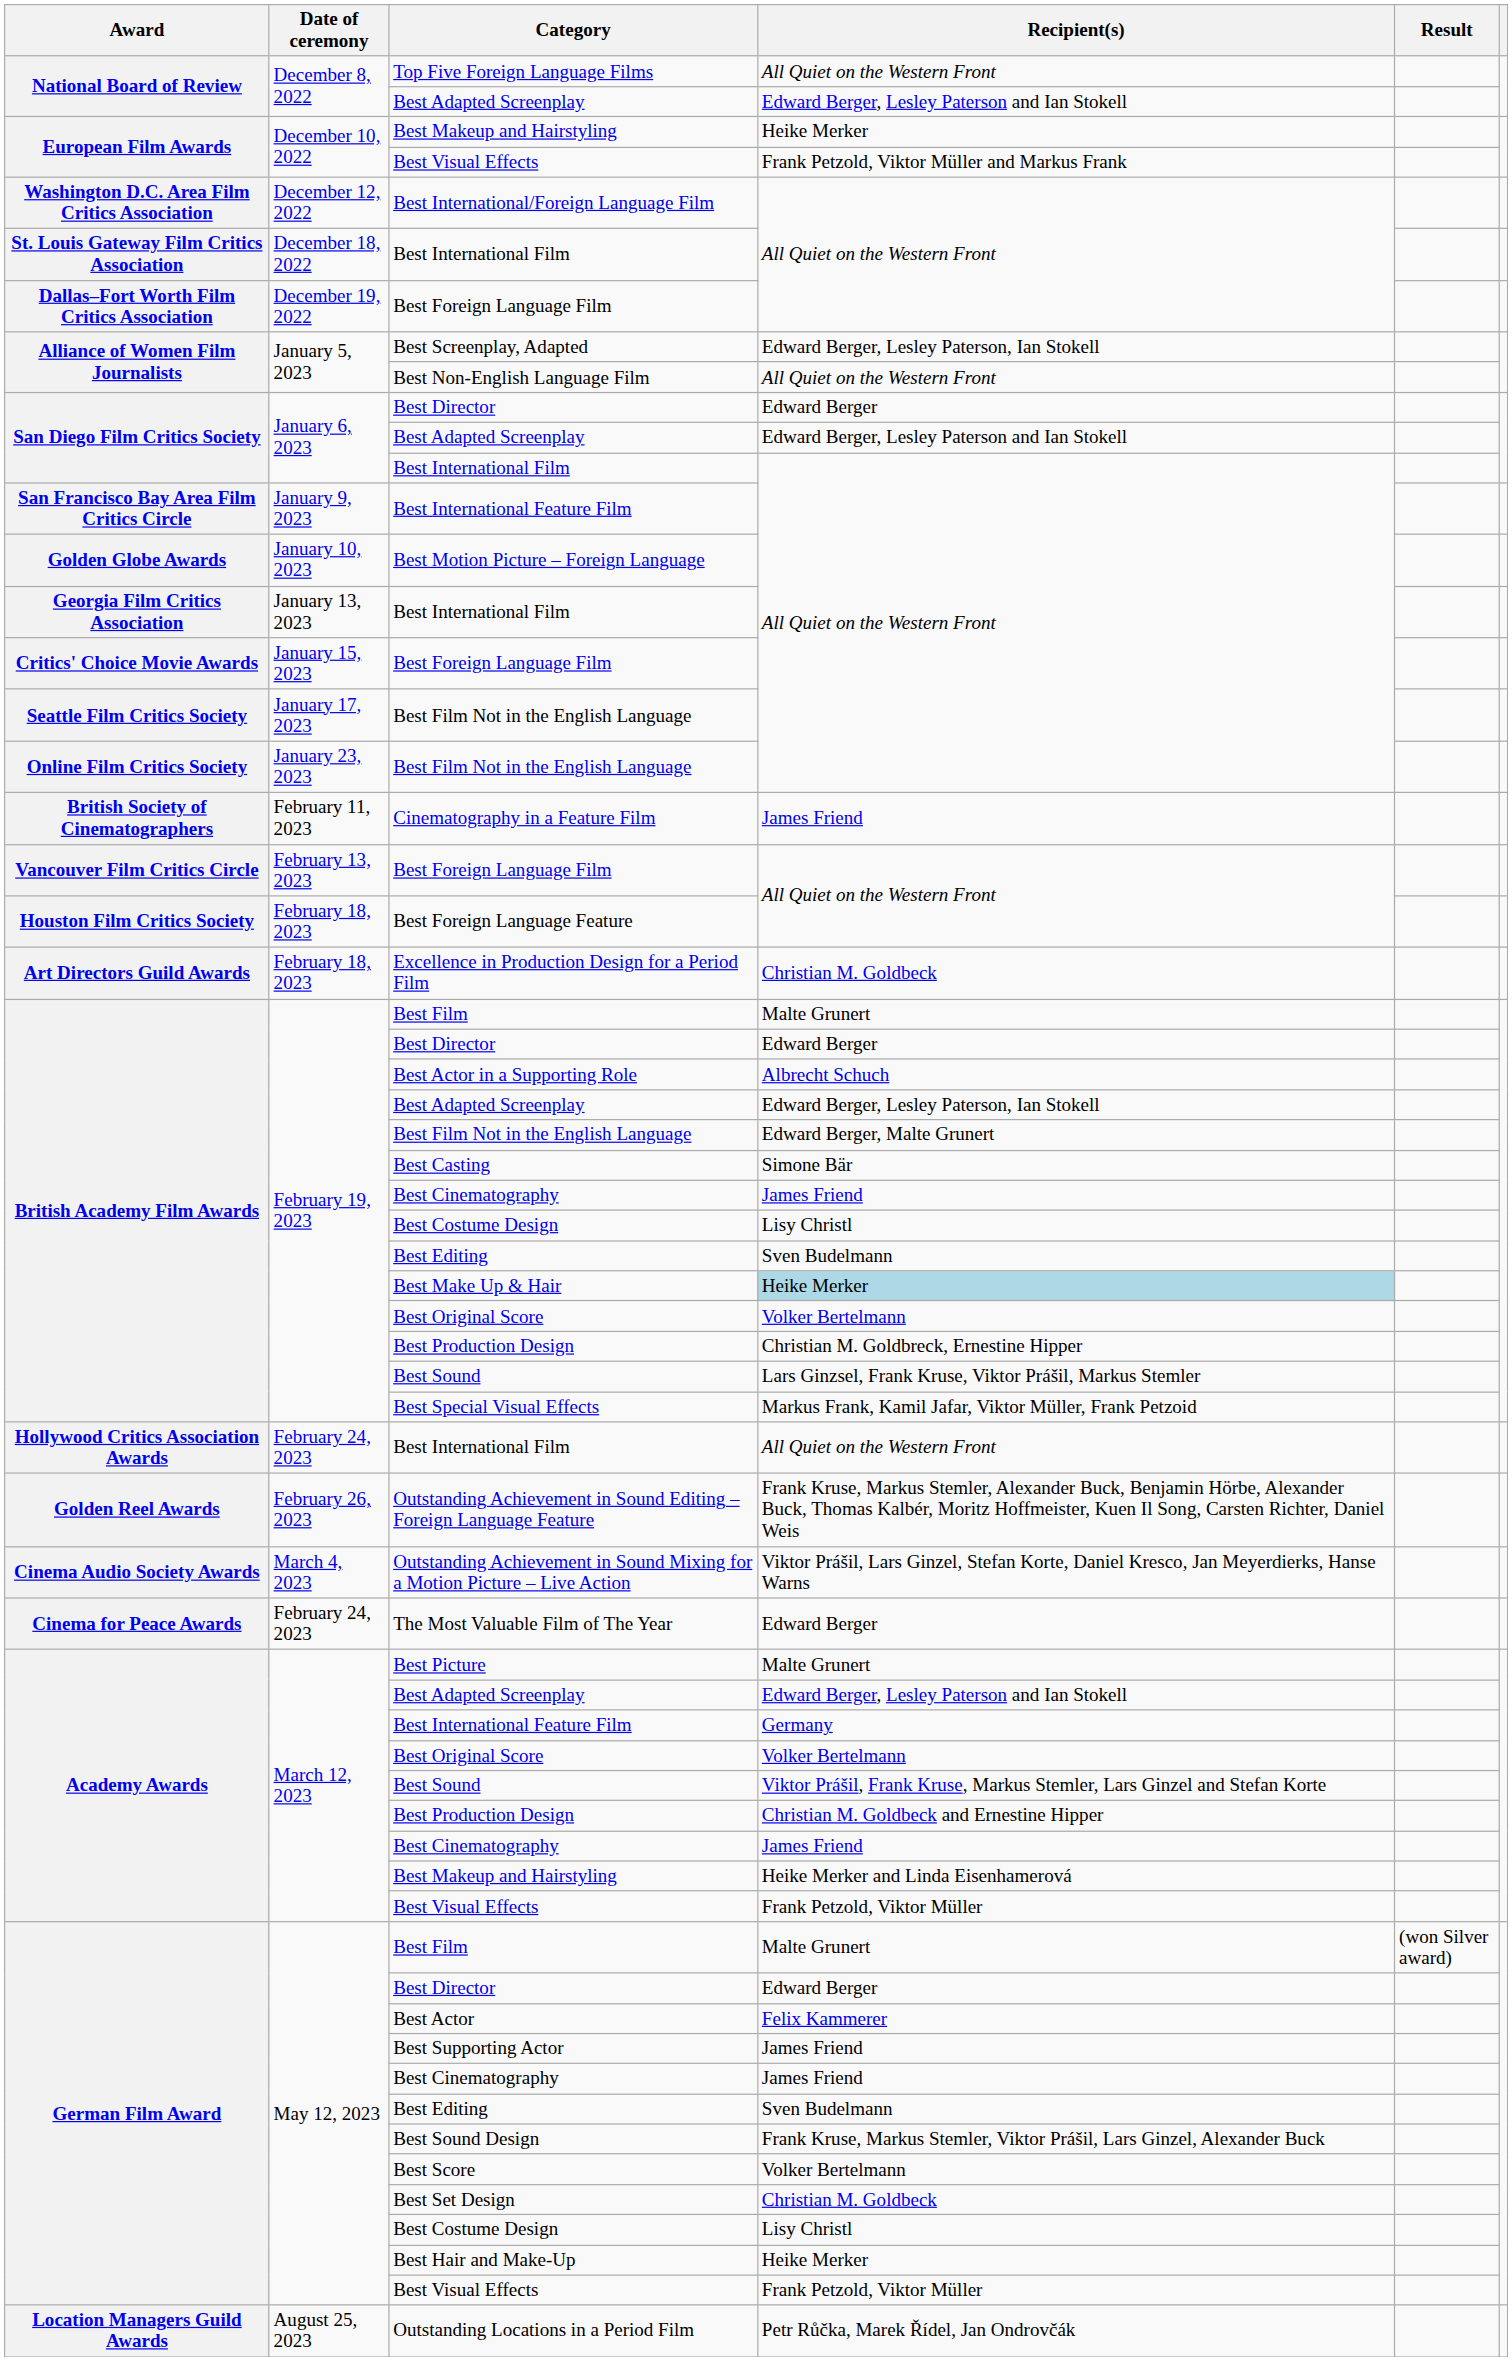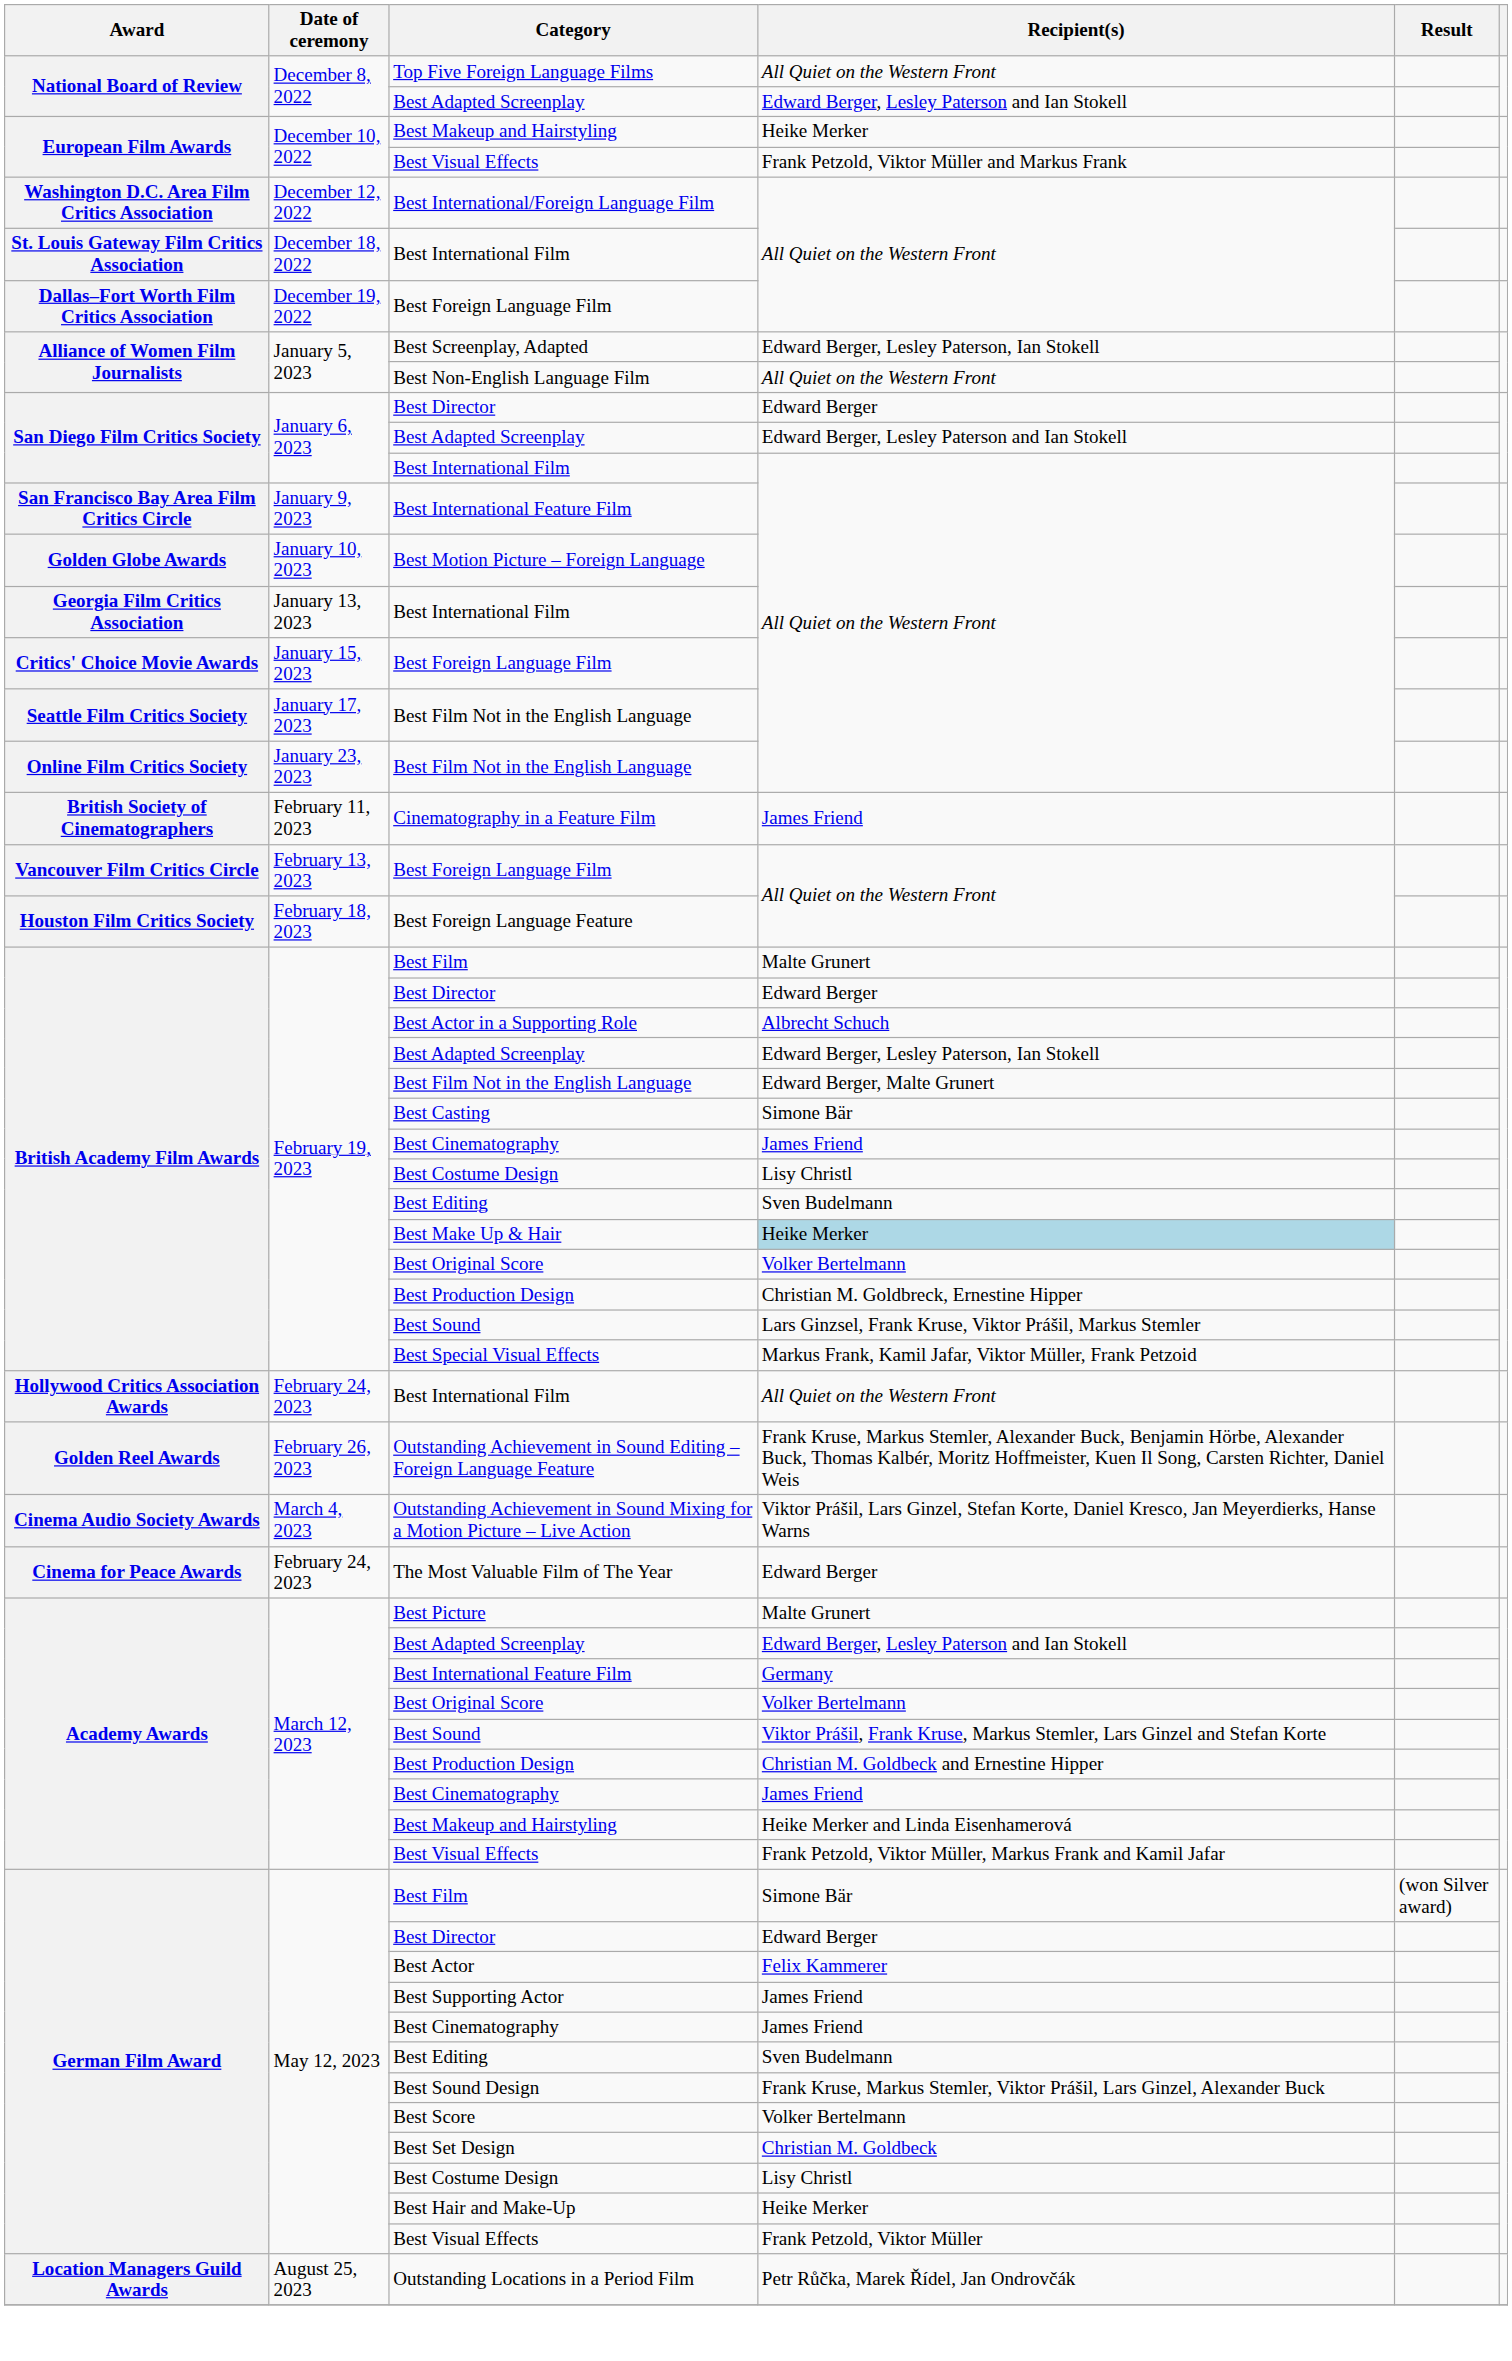- row: (137, 973)
(872, 1906) Frank Petzold, Viktor Müller -> (993, 1854) Frank Petzold, Viktor Müller, Markus Frank and Kamil Jafar
(816, 1947) Malte Grunert -> (807, 1895) Simone Bär
